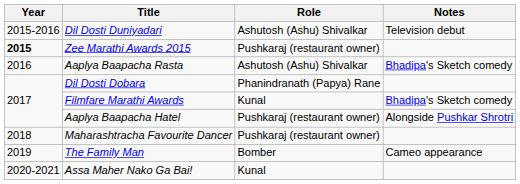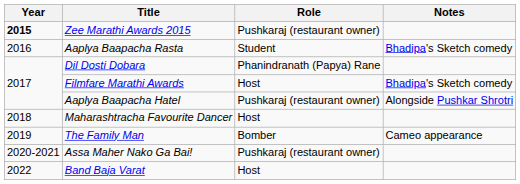- row: (113, 30)
(302, 65) Ashutosh (Ashu) Shivalkar -> (256, 48) Student
(251, 100) Kunal -> (249, 83) Host
(309, 135) Pushkaraj (restaurant owner) -> (249, 118) Host
(251, 170) Kunal -> (309, 153) Pushkaraj (restaurant owner)
+ row: (105, 170)
